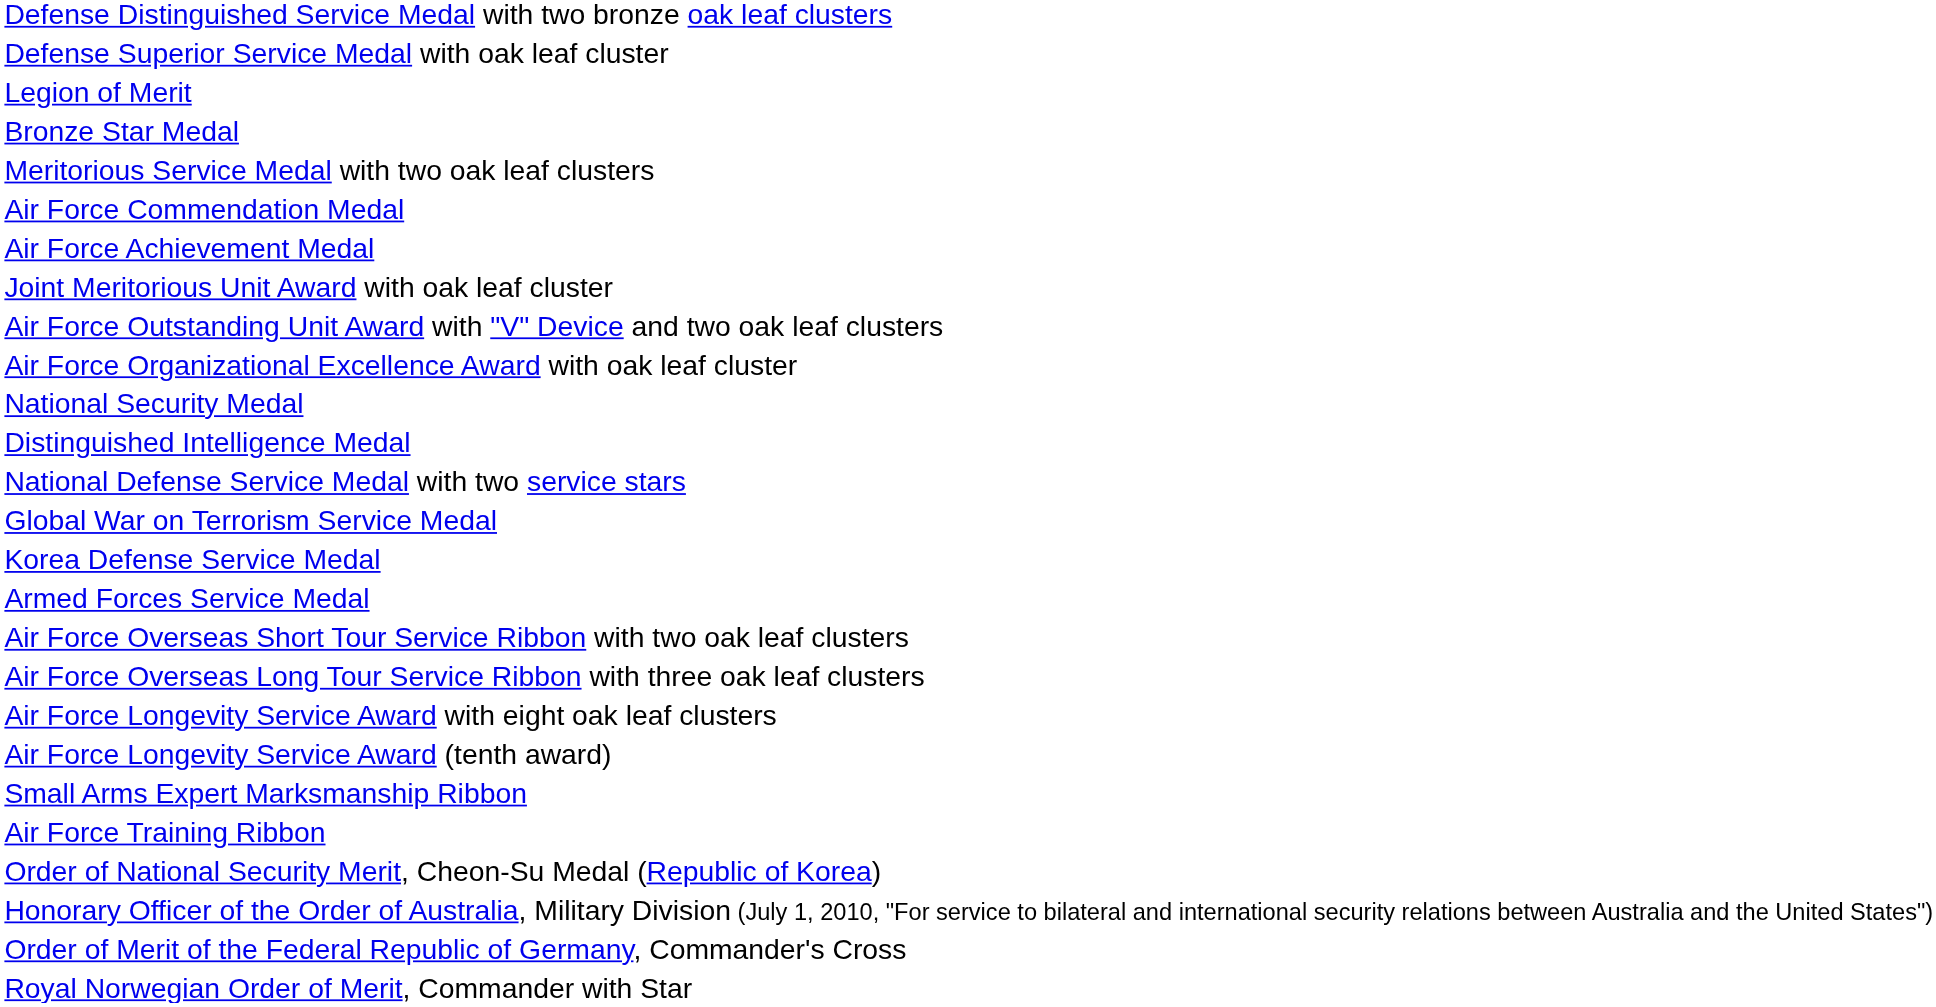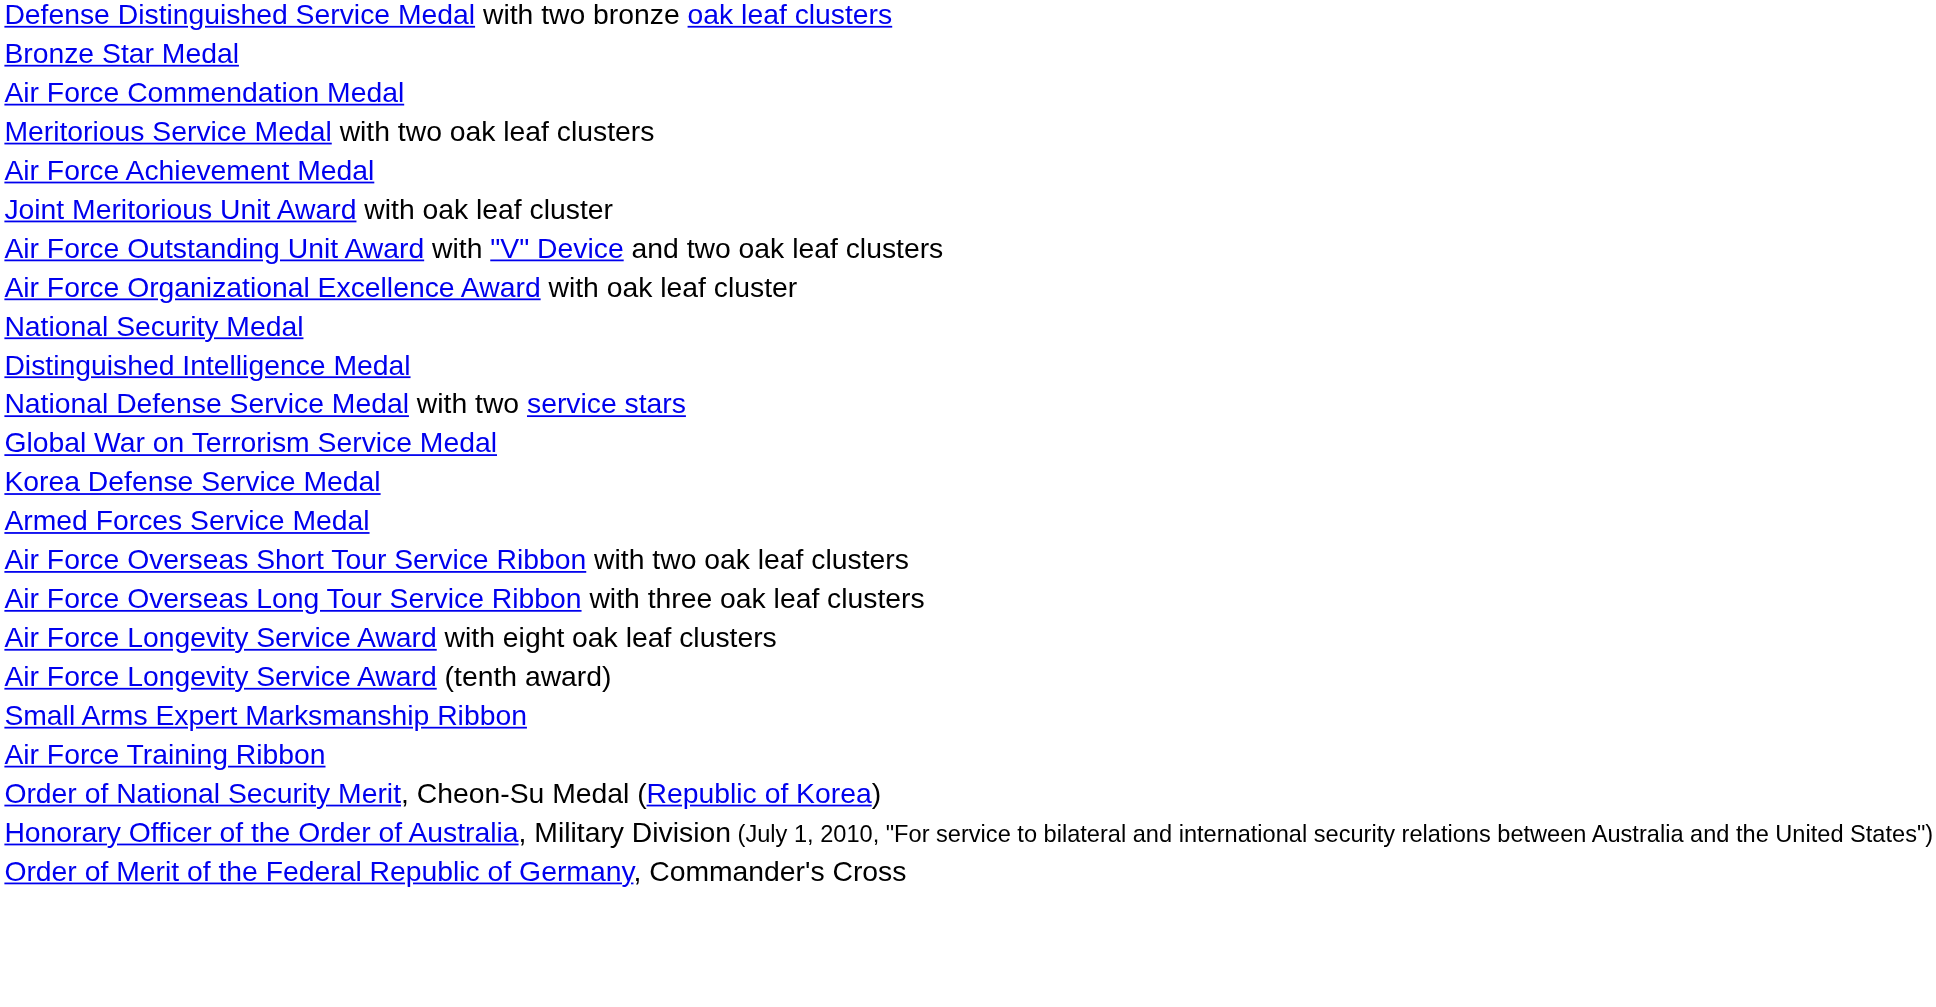- row: (337, 53)
- row: (98, 92)
rows swapped: (329, 170) <-> (204, 209)
- row: (348, 988)
